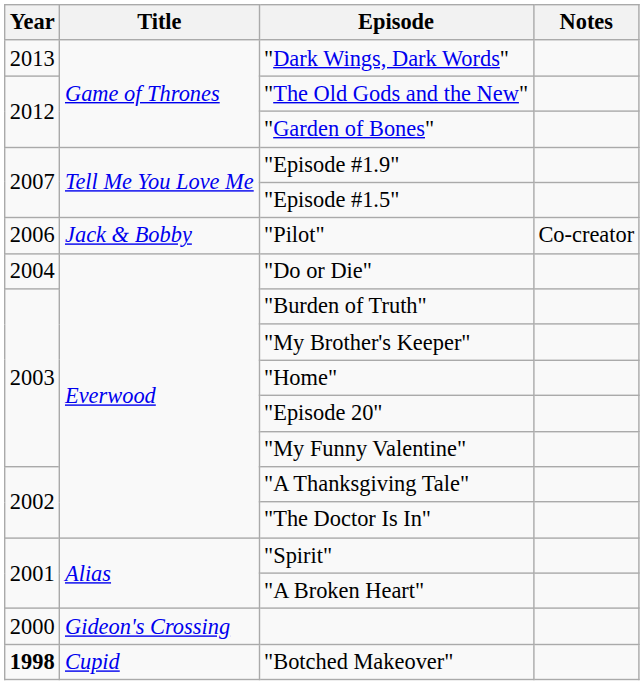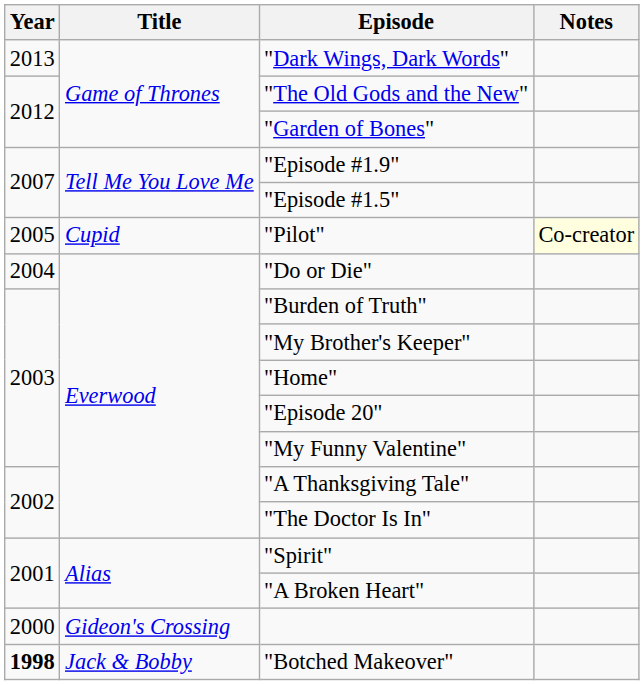(32, 235) 2006 -> (32, 235) 2005
(128, 235) Jack & Bobby -> (92, 235) Cupid
(586, 235) no background -> (586, 235) lightyellow background
(92, 661) Cupid -> (128, 661) Jack & Bobby
